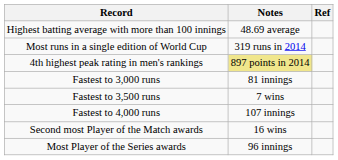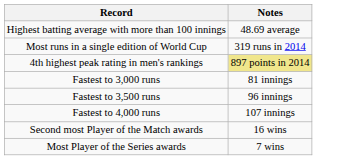- column: (322, 12)
(270, 96) 7 wins -> (270, 96) 96 innings
(270, 146) 96 innings -> (270, 146) 7 wins
